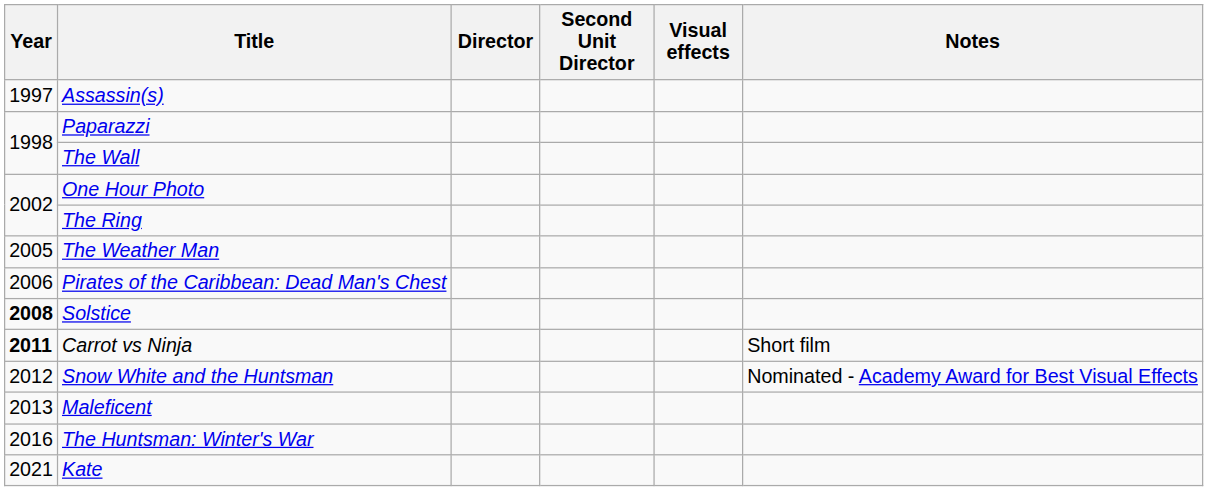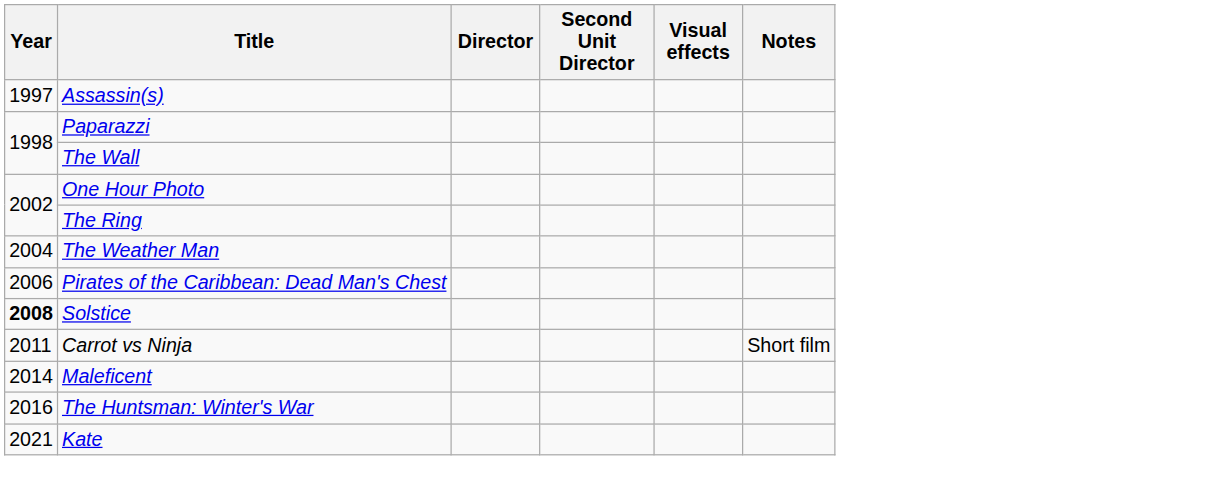(31, 251) 2005 -> (31, 251) 2004
(31, 345) bold -> (30, 345) normal
- row: (198, 376)
(31, 407) 2013 -> (31, 376) 2014
